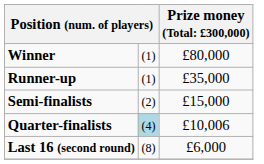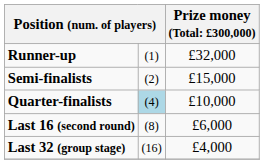- row: (32, 55)
(206, 78) £35,000 -> (212, 55) £32,000
(206, 124) £10,006 -> (212, 101) £10,000
+ row: (67, 147)
